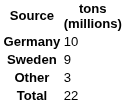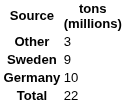rows swapped: (32, 41) <-> (32, 77)
